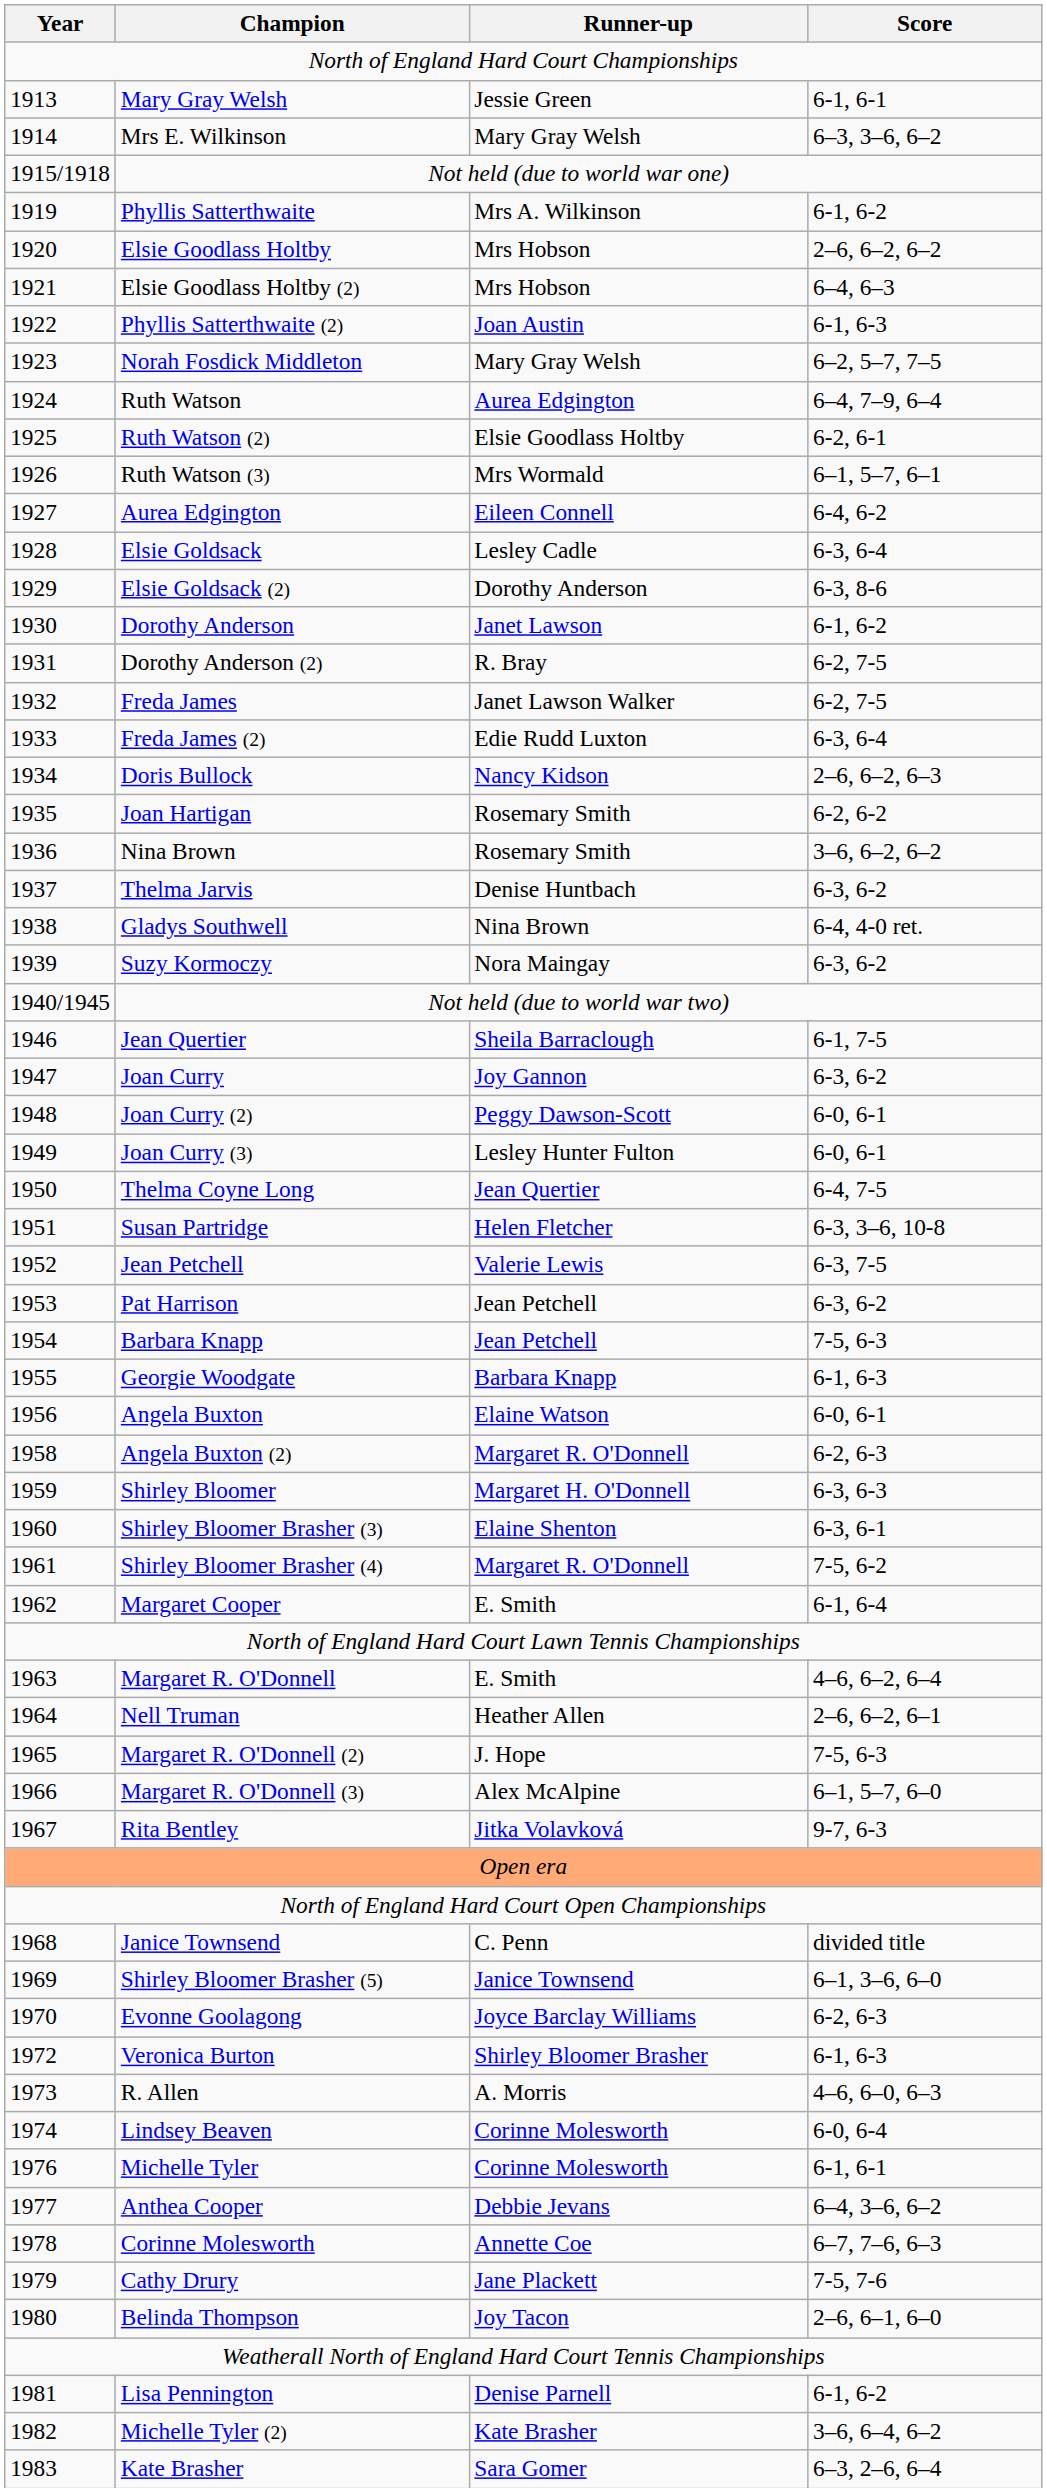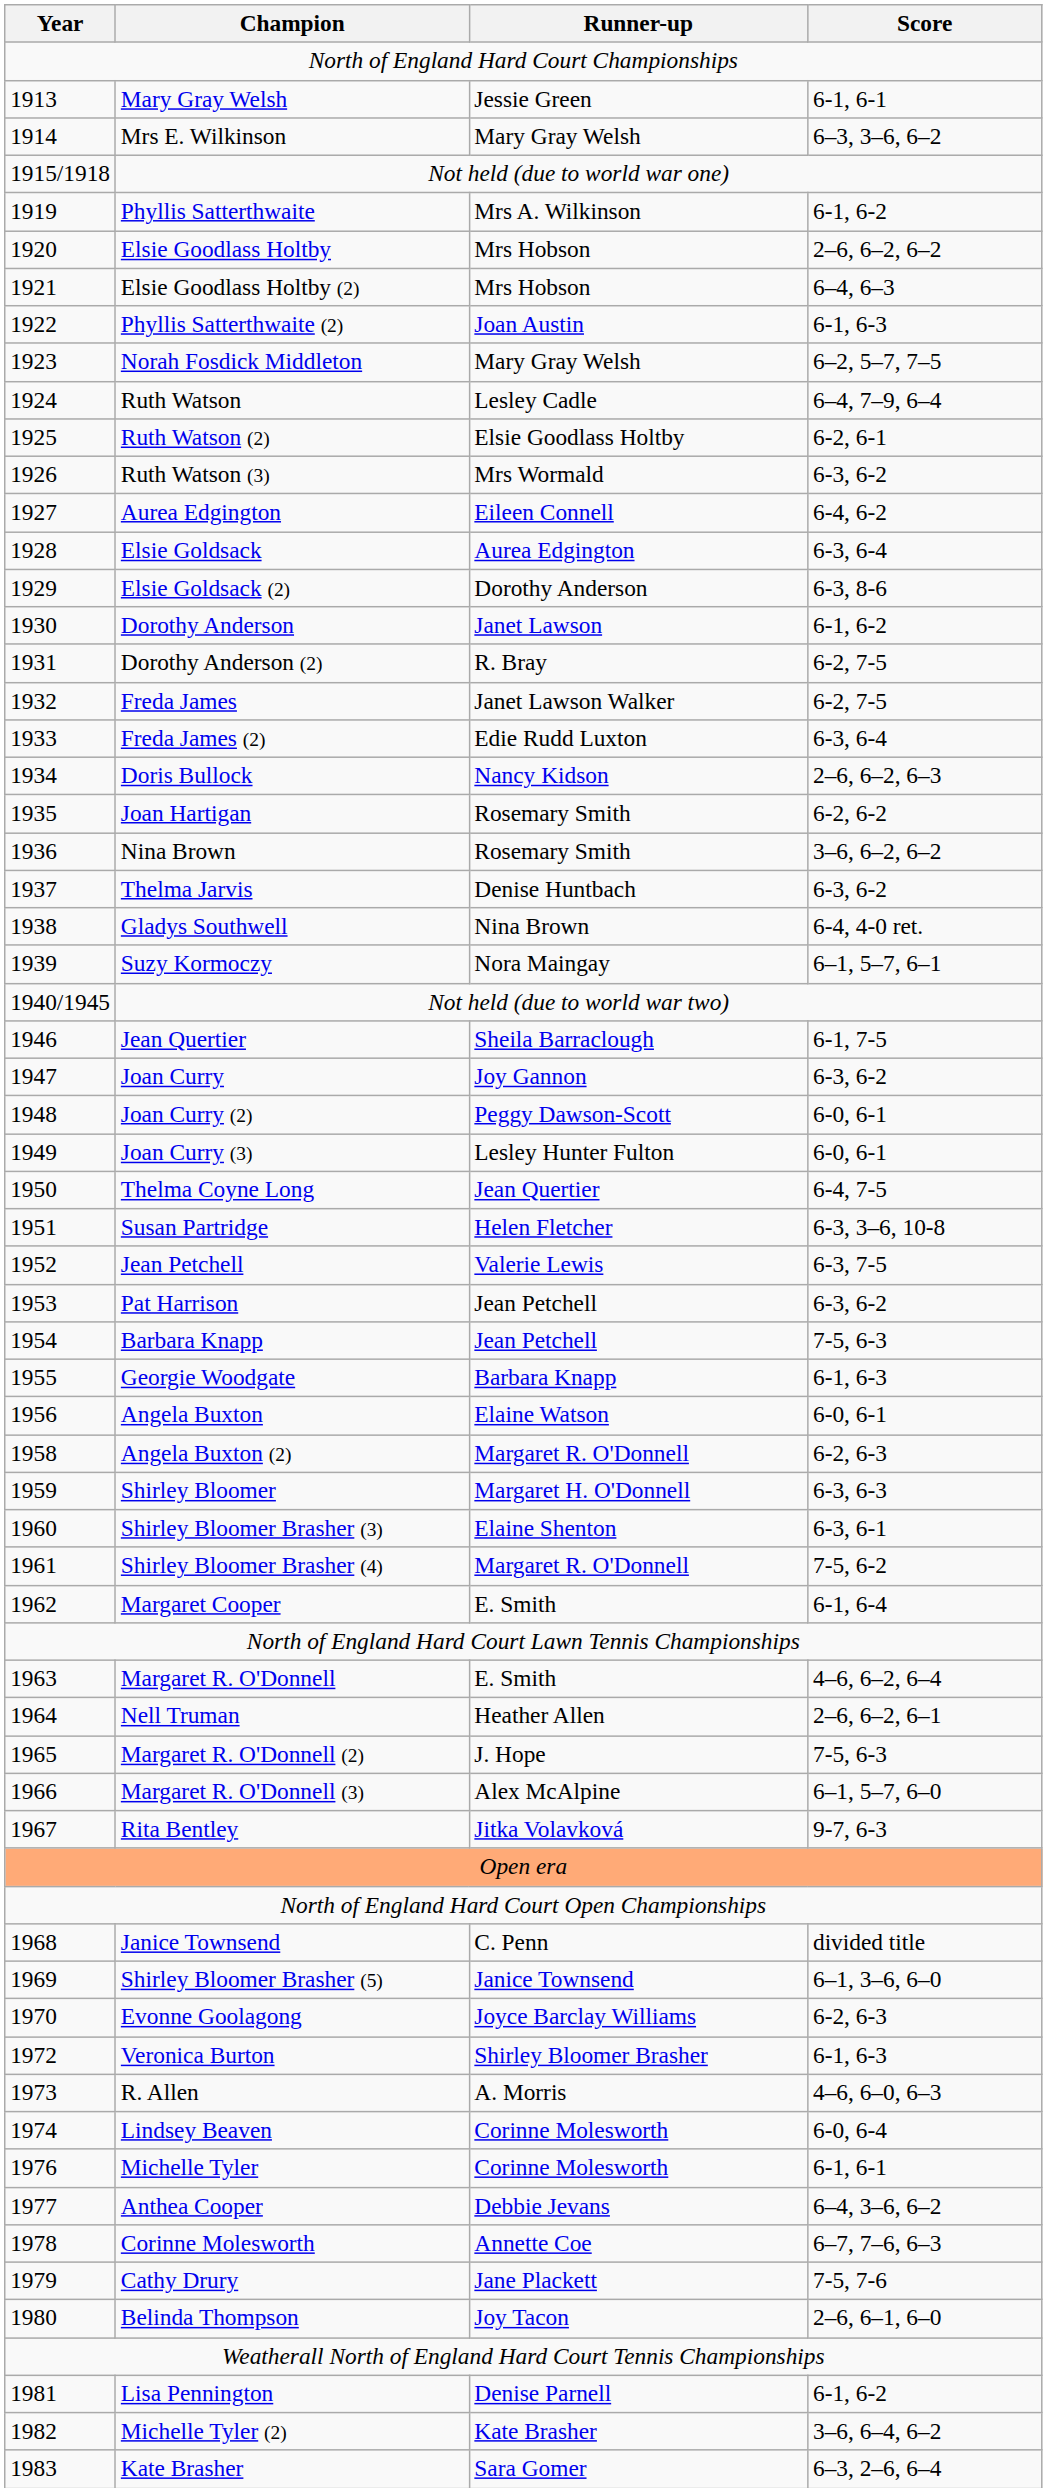(554, 399) Aurea Edgington -> (536, 399) Lesley Cadle
(877, 474) 6–1, 5–7, 6–1 -> (850, 474) 6-3, 6-2
(536, 549) Lesley Cadle -> (554, 549) Aurea Edgington
(850, 963) 6-3, 6-2 -> (877, 963) 6–1, 5–7, 6–1
